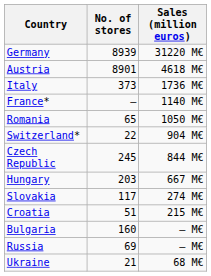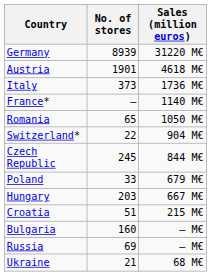(124, 69) 8901 -> (124, 69) 1901
+ row: (25, 180)
- row: (31, 196)
